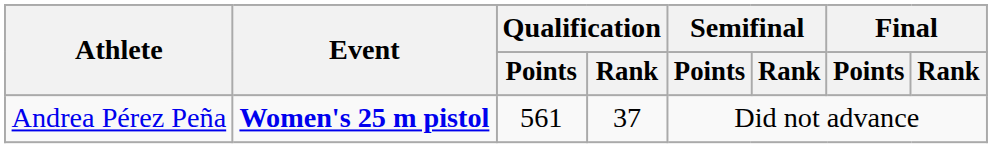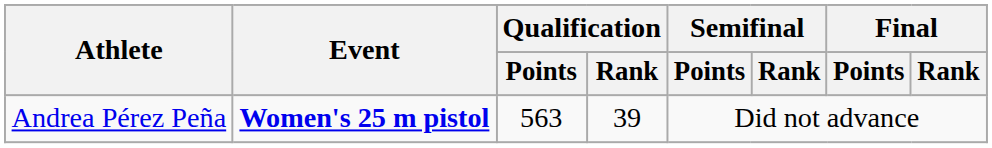(541, 118) 561 -> (541, 118) 563
(627, 118) 37 -> (627, 118) 39
